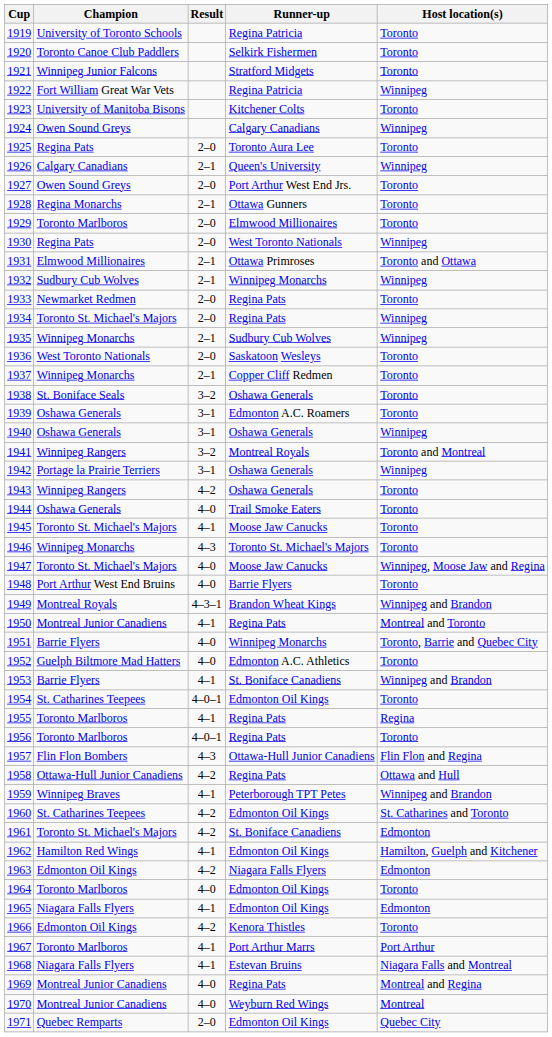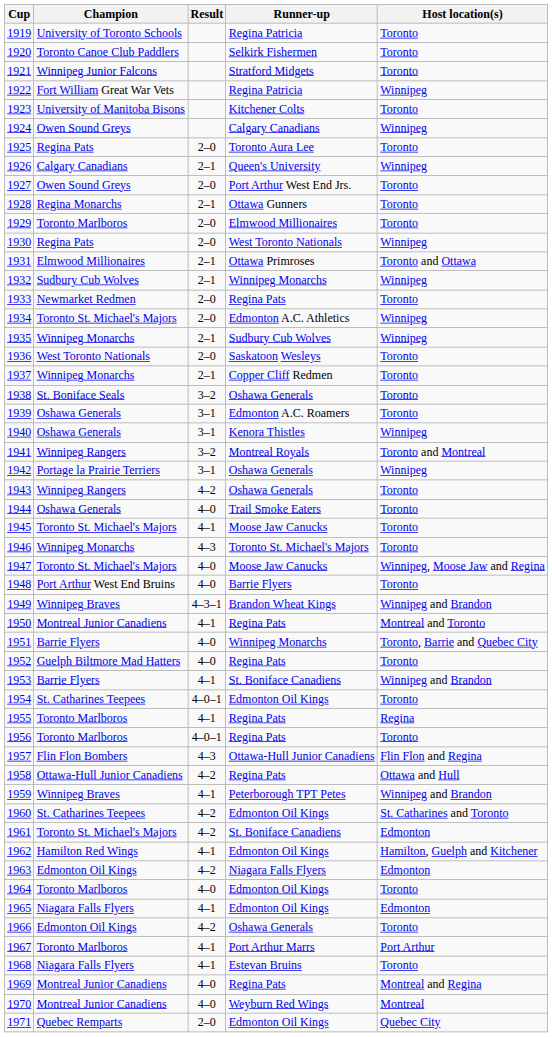(257, 318) Regina Pats -> (289, 318) Edmonton A.C. Athletics
(271, 432) Oshawa Generals -> (267, 432) Kenora Thistles
(77, 603) Montreal Royals -> (78, 603) Winnipeg Braves
(289, 661) Edmonton A.C. Athletics -> (257, 661) Regina Pats
(267, 927) Kenora Thistles -> (271, 927) Oshawa Generals
(446, 965) Niagara Falls and Montreal -> (399, 965) Toronto
